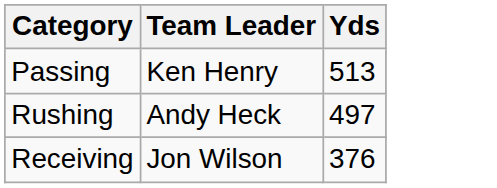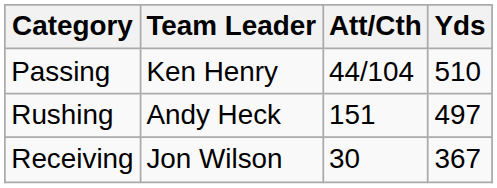+ column: (375, 26)
(352, 70) 513 -> (458, 70) 510
(352, 159) 376 -> (458, 159) 367
